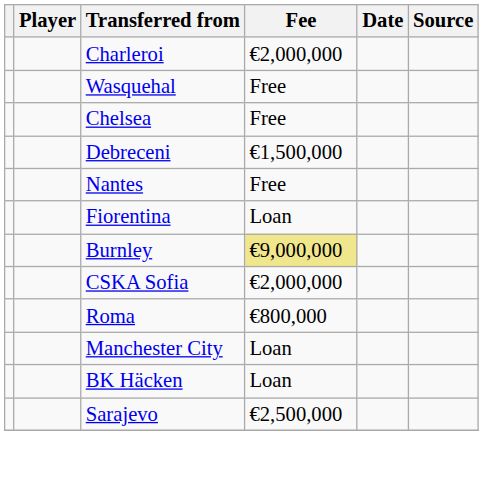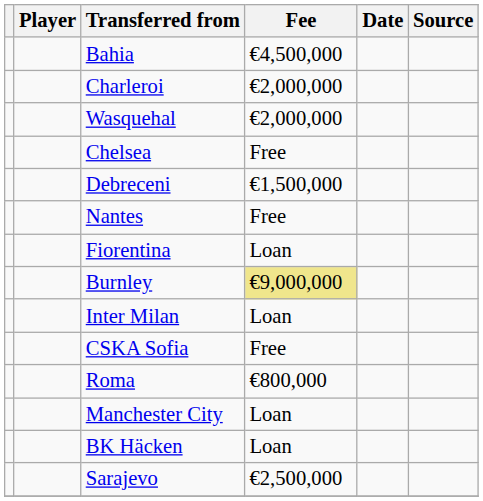+ row: (110, 53)
(268, 86) Free -> (296, 119) €2,000,000
+ row: (132, 315)
(296, 282) €2,000,000 -> (268, 348) Free
